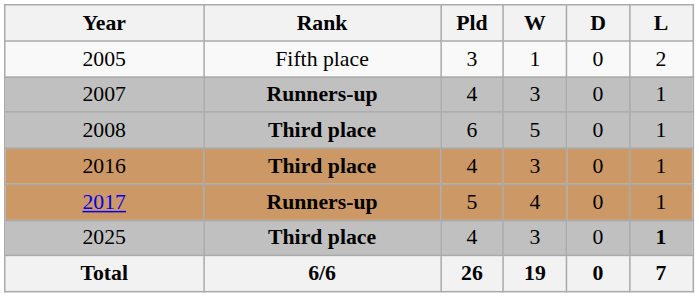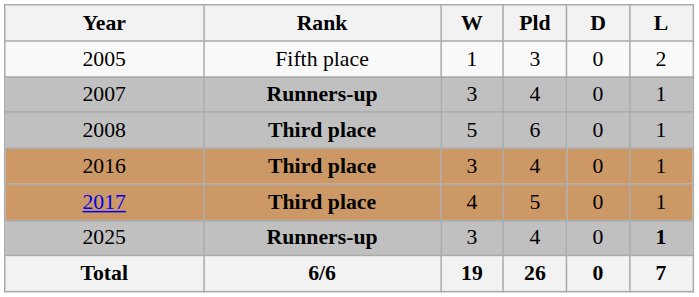columns swapped: (472, 22) <-> (535, 22)
(322, 202) Runners-up -> (322, 202) Third place
(322, 237) Third place -> (322, 237) Runners-up
